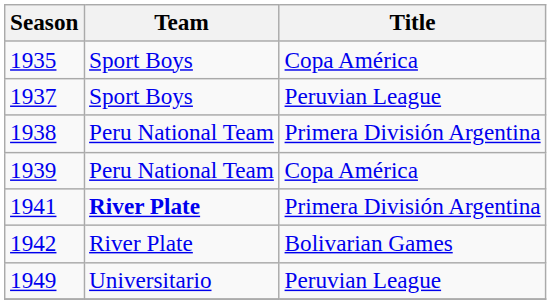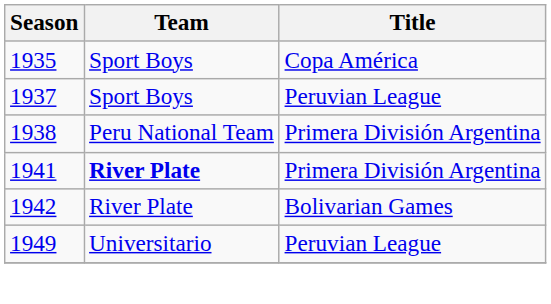- row: (33, 170)
